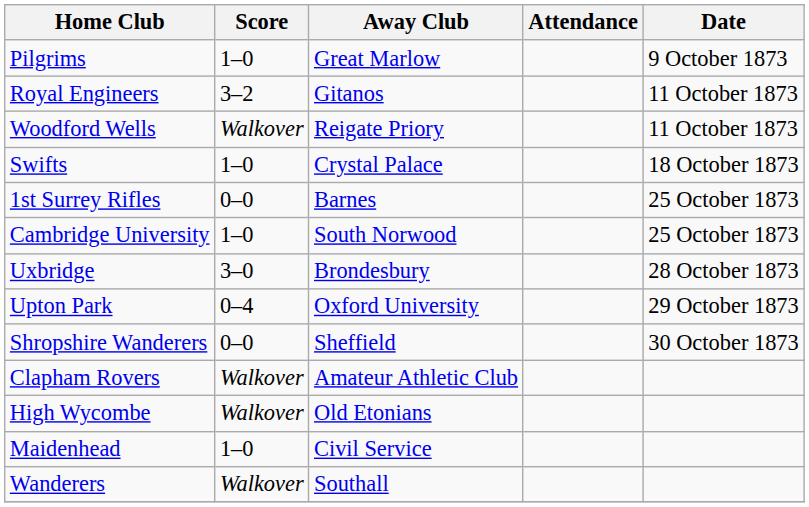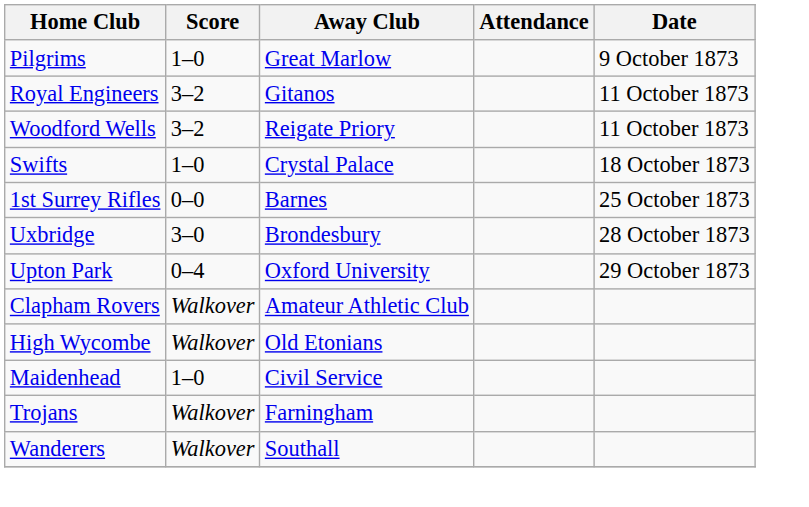(262, 128) Walkover -> (188, 128) 3–2
- row: (110, 235)
- row: (109, 341)
+ row: (44, 413)
